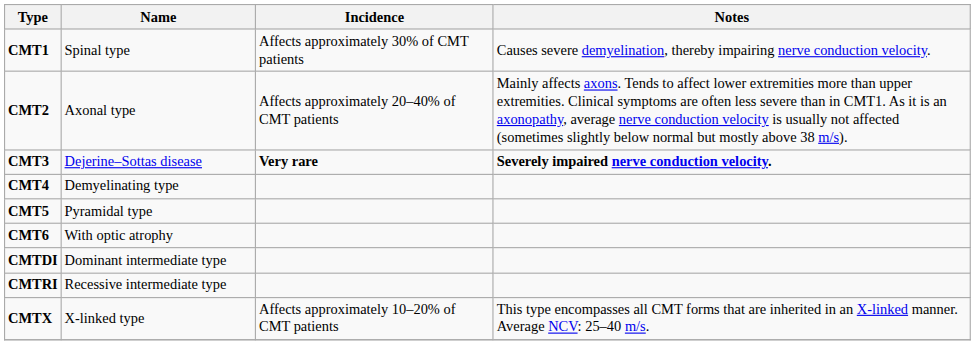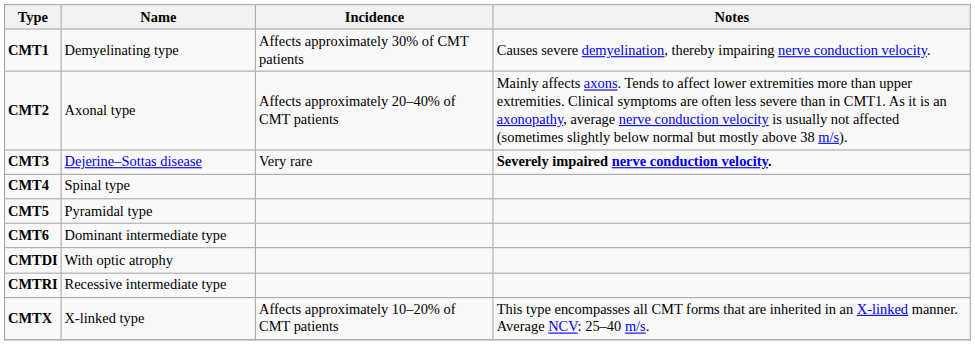(97, 50) Spinal type -> (122, 50) Demyelinating type
(288, 161) bold -> (286, 161) normal
(122, 186) Demyelinating type -> (97, 186) Spinal type
(119, 235) With optic atrophy -> (146, 235) Dominant intermediate type
(146, 260) Dominant intermediate type -> (119, 260) With optic atrophy
